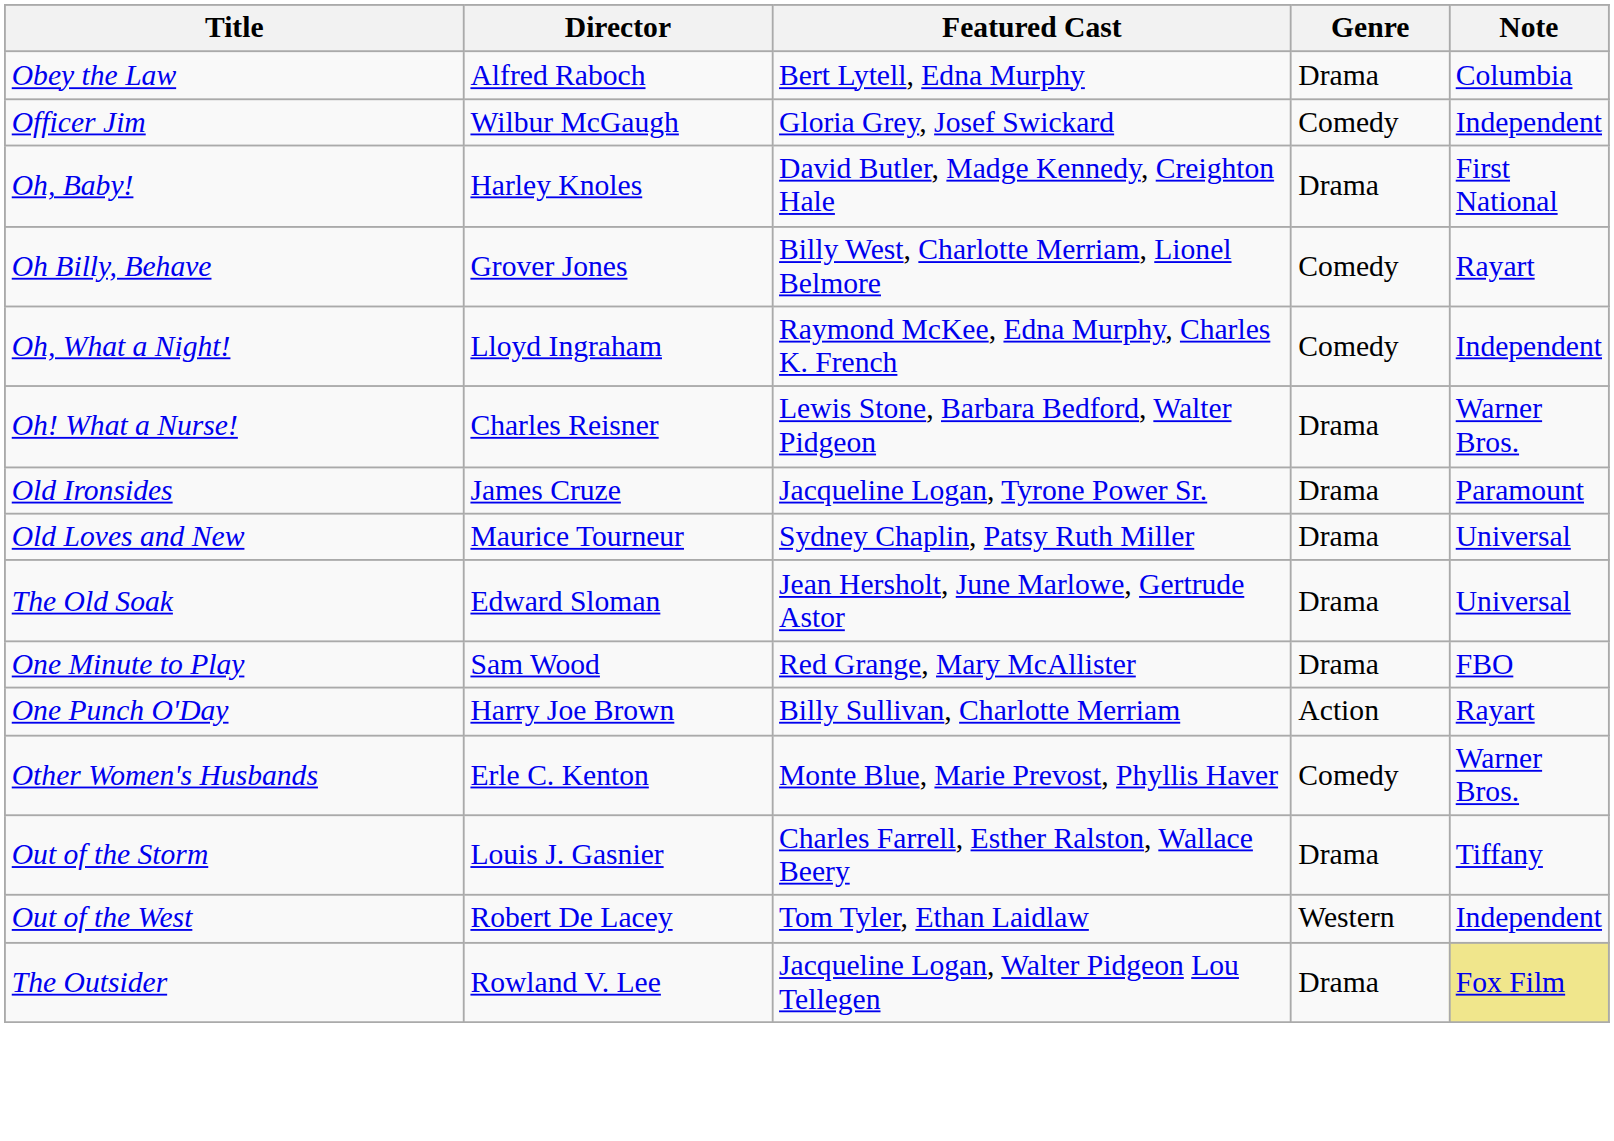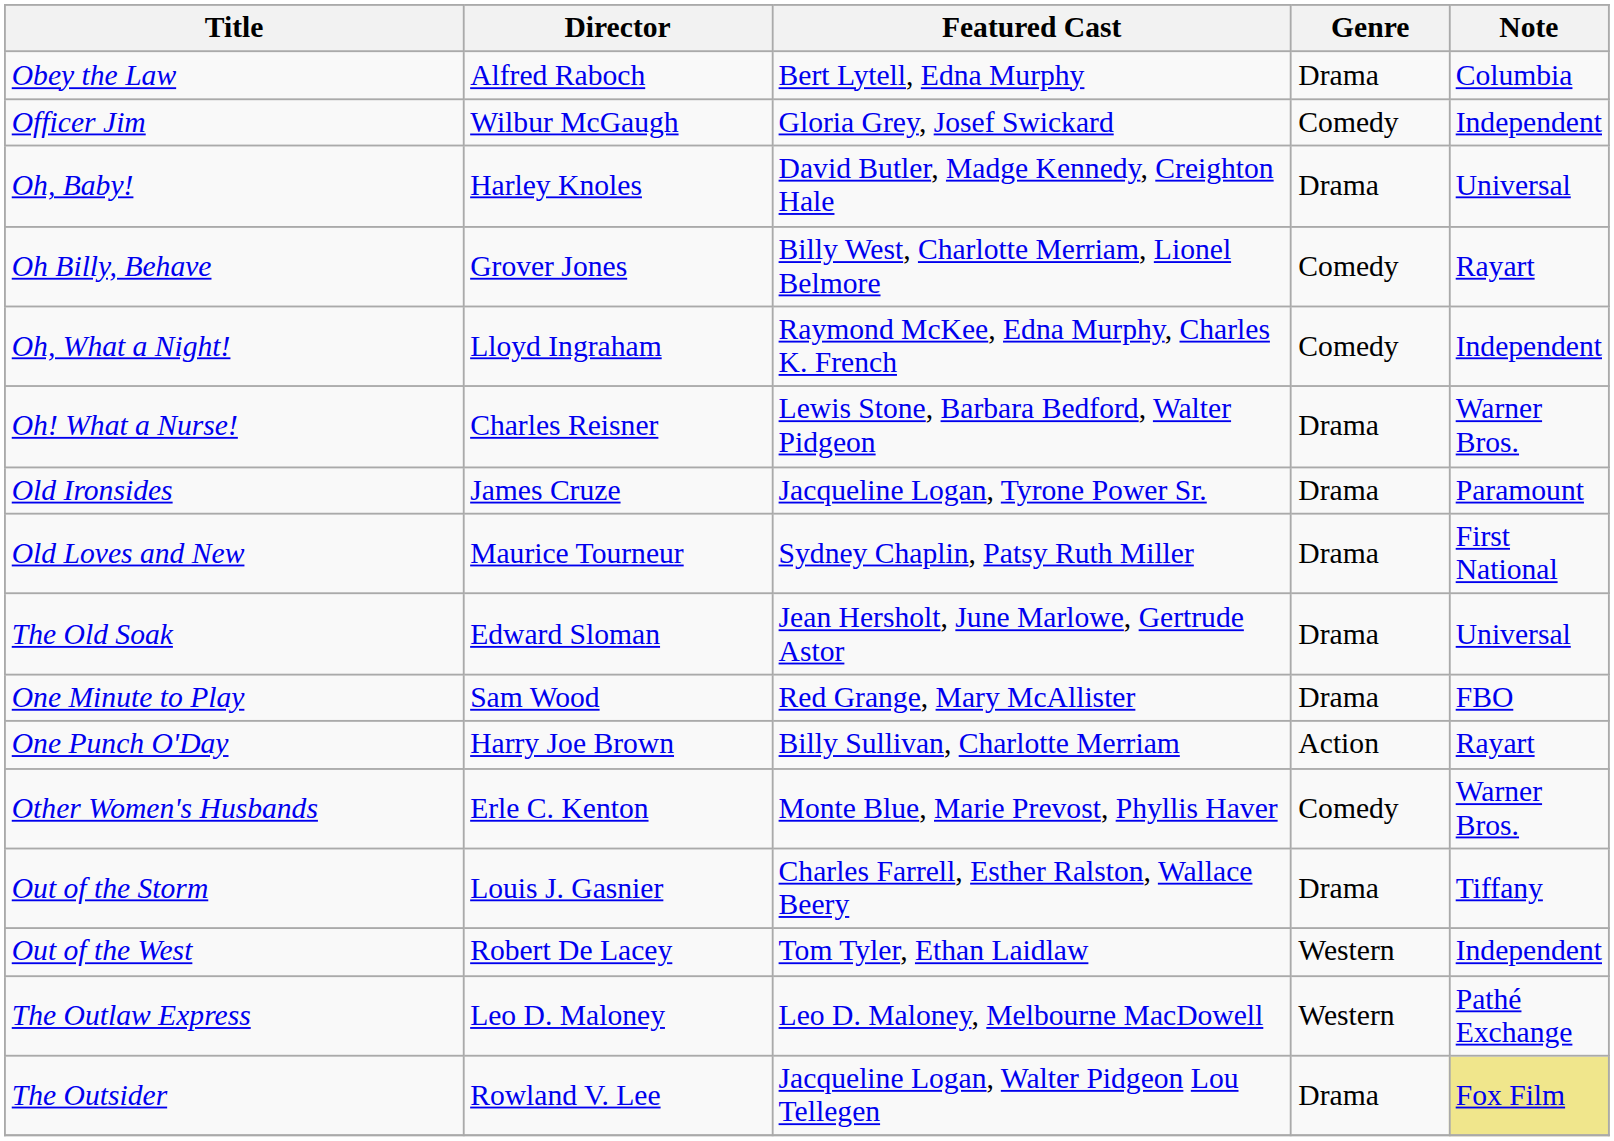(1507, 185) First National -> (1513, 185) Universal
(1513, 536) Universal -> (1507, 553) First National
+ row: (131, 1015)
